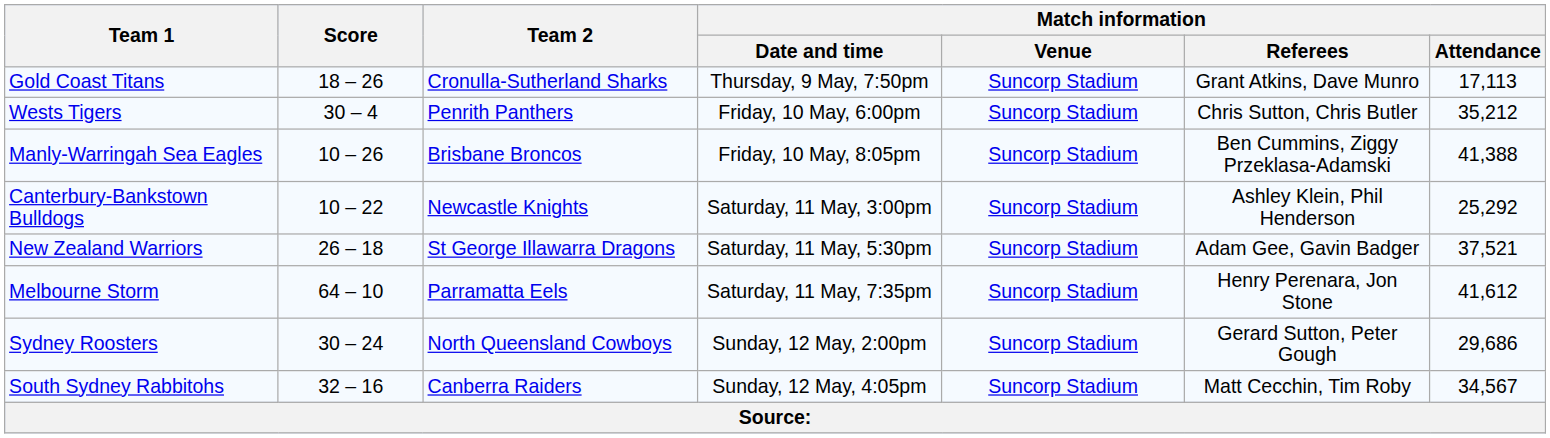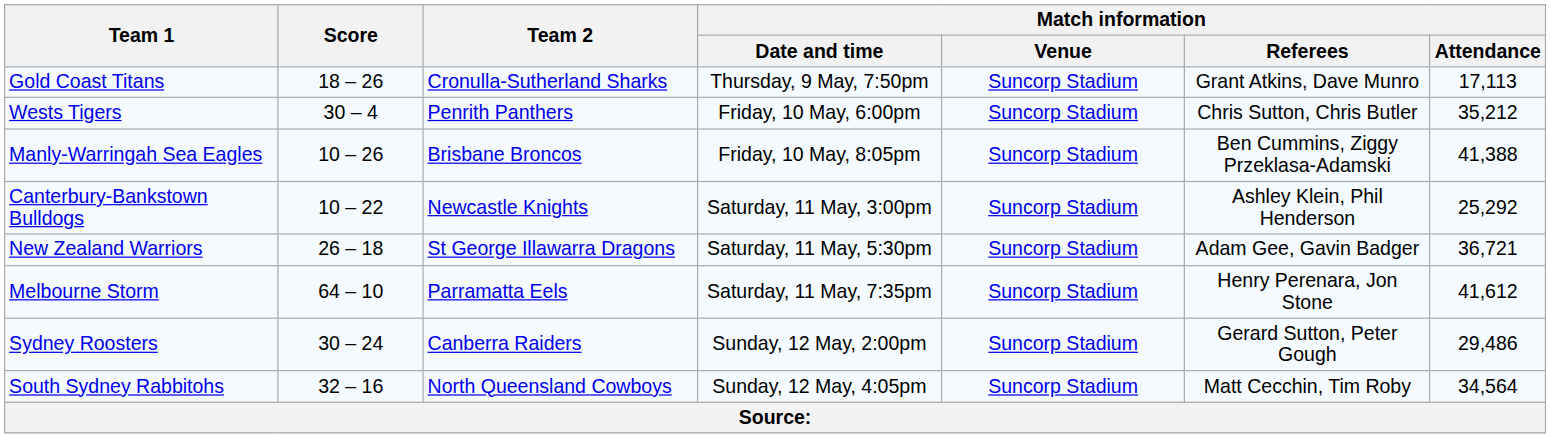(1488, 249) 37,521 -> (1488, 249) 36,721
(550, 344) North Queensland Cowboys -> (505, 344) Canberra Raiders
(1488, 344) 29,686 -> (1488, 344) 29,486
(505, 386) Canberra Raiders -> (550, 386) North Queensland Cowboys
(1488, 386) 34,567 -> (1488, 386) 34,564
